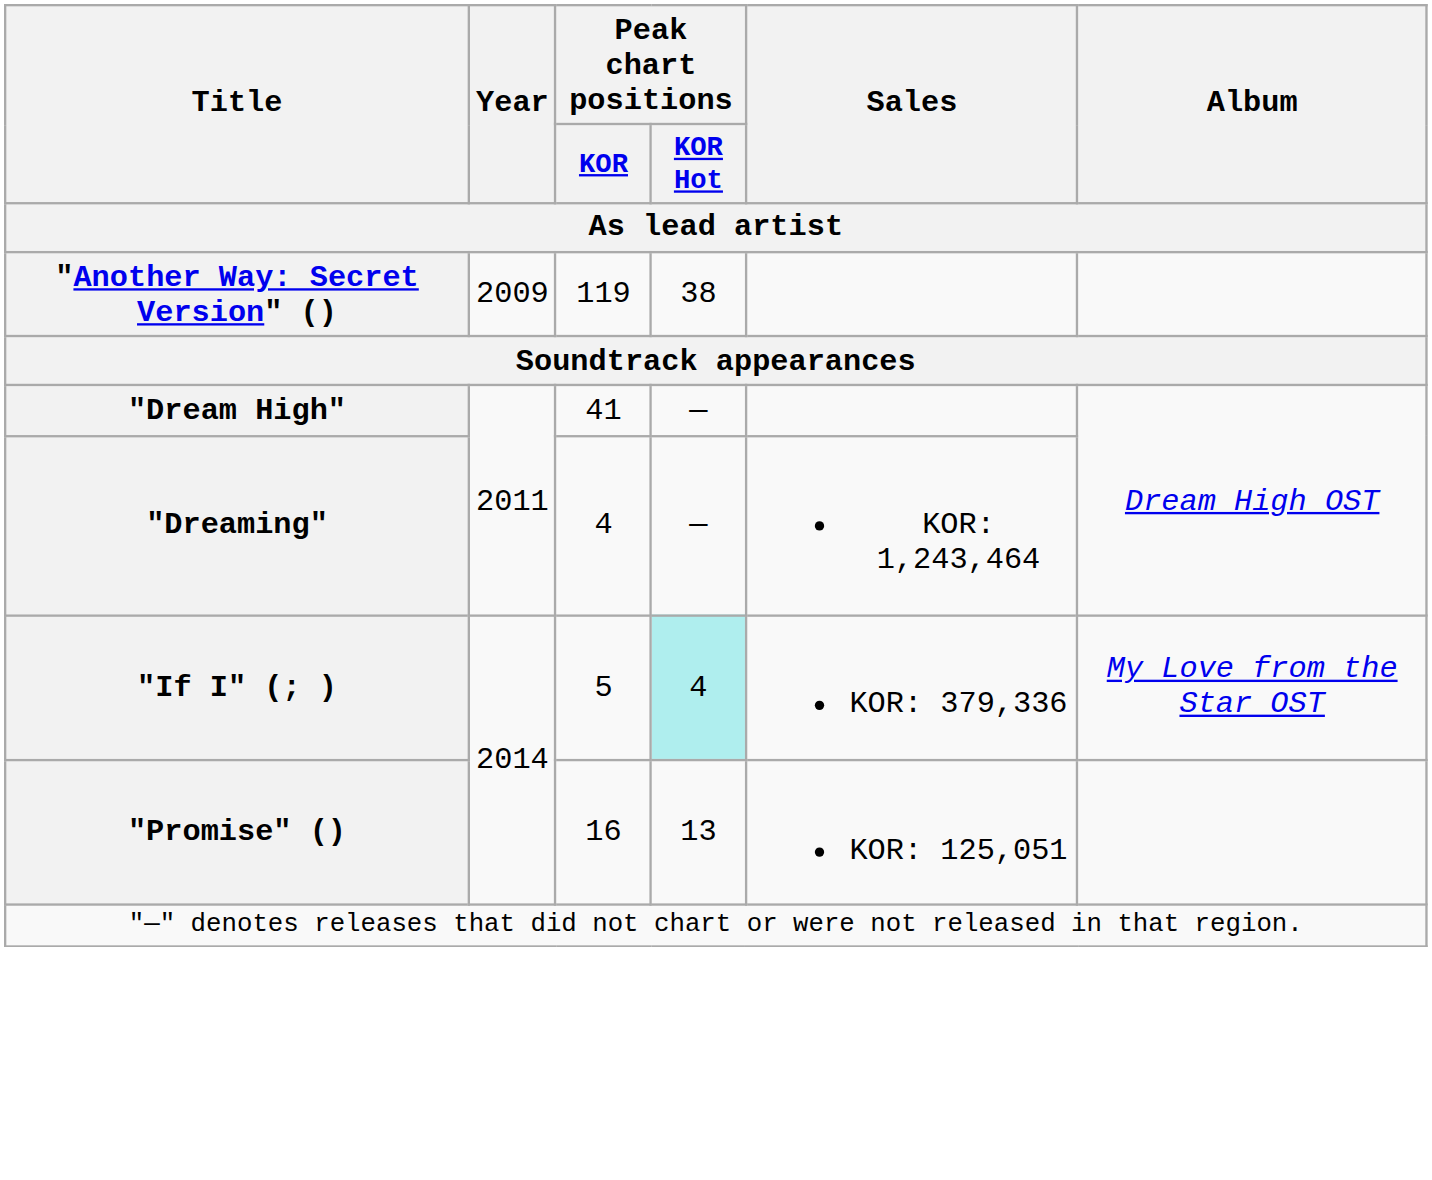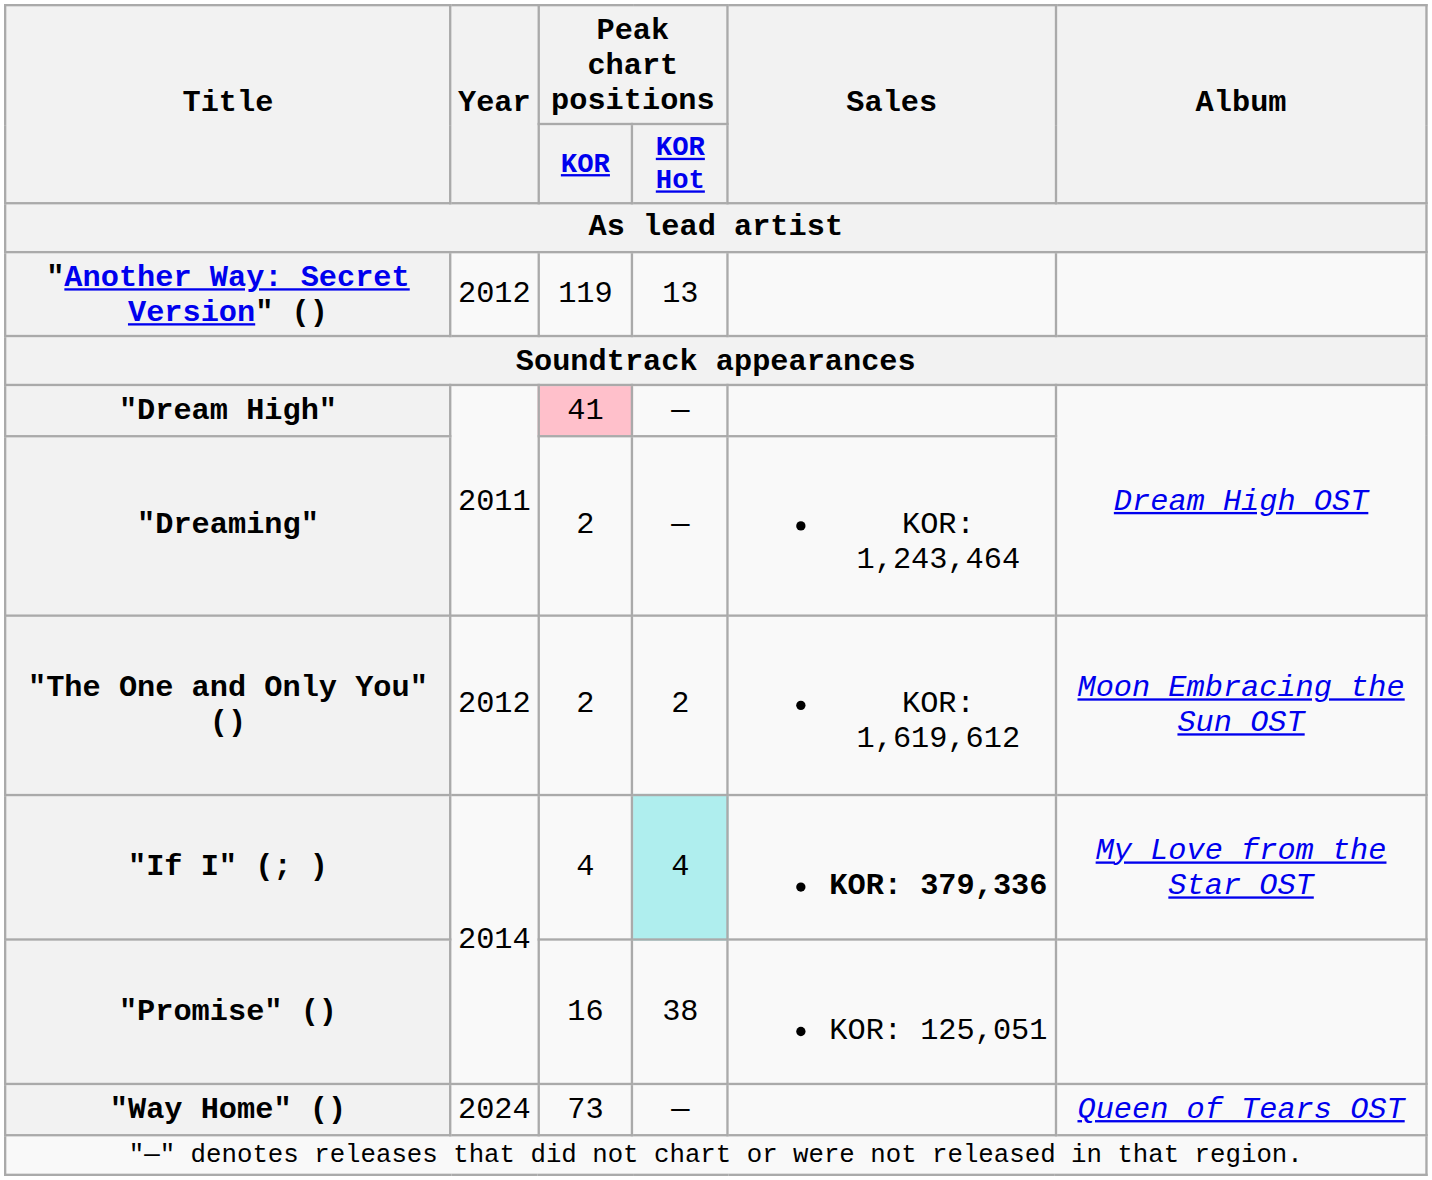(512, 294) 2009 -> (494, 294) 2012
(698, 294) 38 -> (680, 294) 13
(603, 411) no background -> (585, 411) pink background
(604, 525) 4 -> (585, 525) 2
+ row: (228, 705)
(604, 688) 5 -> (585, 867) 4
(912, 705) normal -> (892, 885) bold
(698, 832) 13 -> (680, 1012) 38
+ row: (228, 1109)
